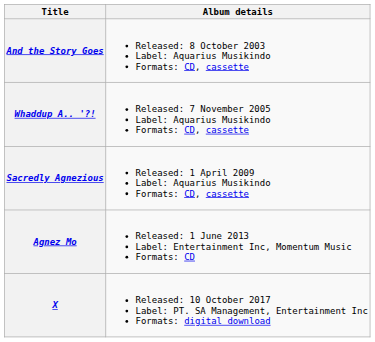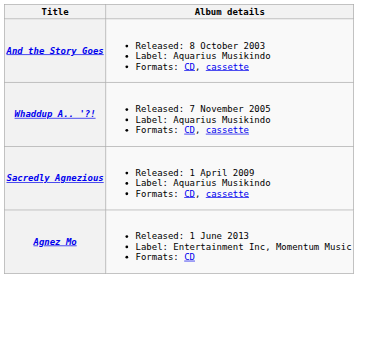- row: (55, 305)
